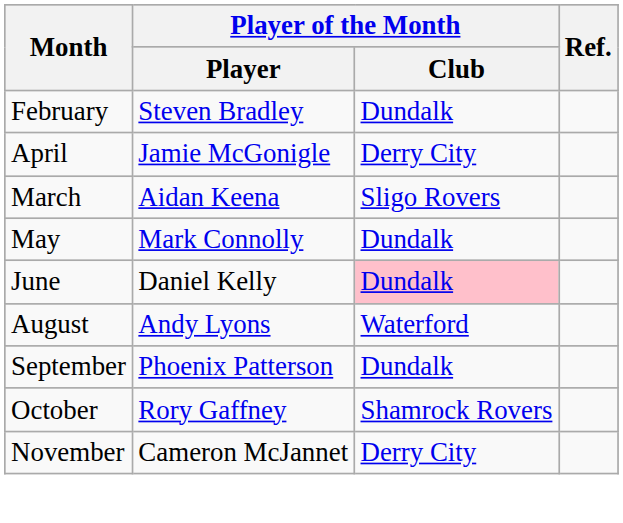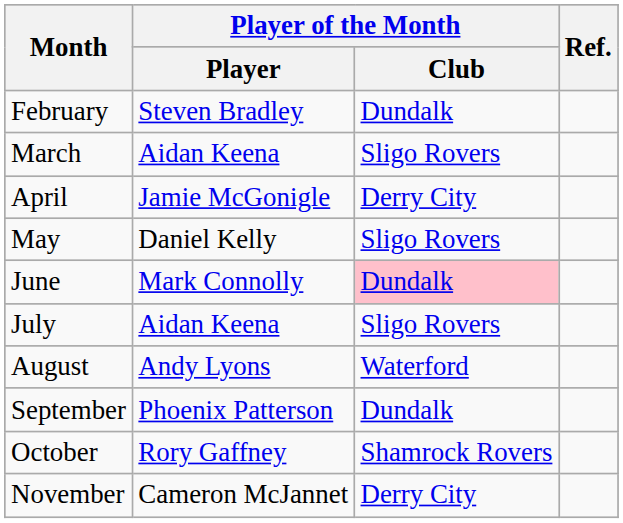rows swapped: (46, 196) <-> (39, 153)
(221, 238) Mark Connolly -> (207, 238) Daniel Kelly
(407, 238) Dundalk -> (430, 238) Sligo Rovers
(207, 281) Daniel Kelly -> (221, 281) Mark Connolly
+ row: (33, 324)
